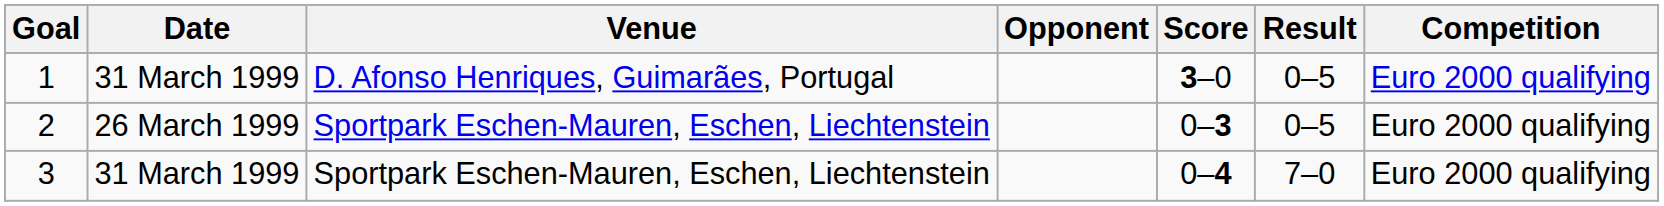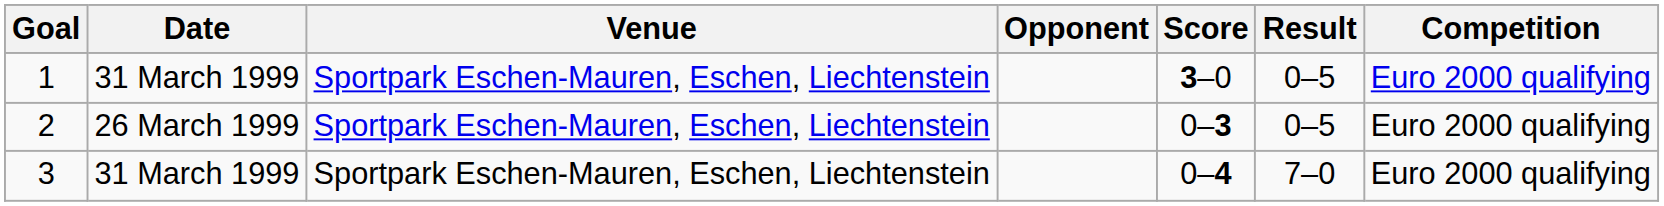(604, 77) D. Afonso Henriques, Guimarães, Portugal -> (652, 77) Sportpark Eschen-Mauren, Eschen, Liechtenstein
